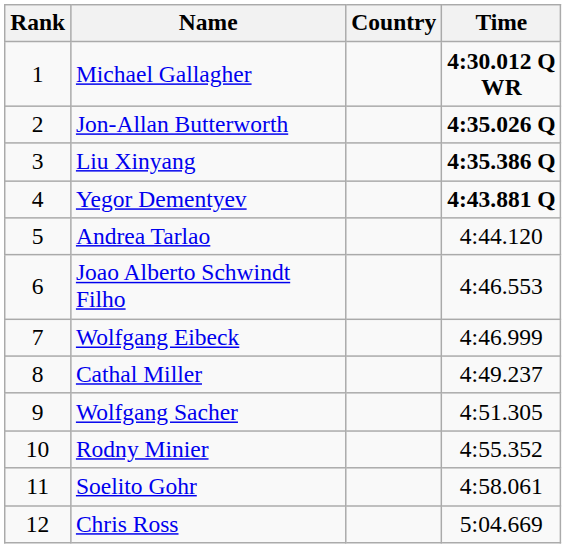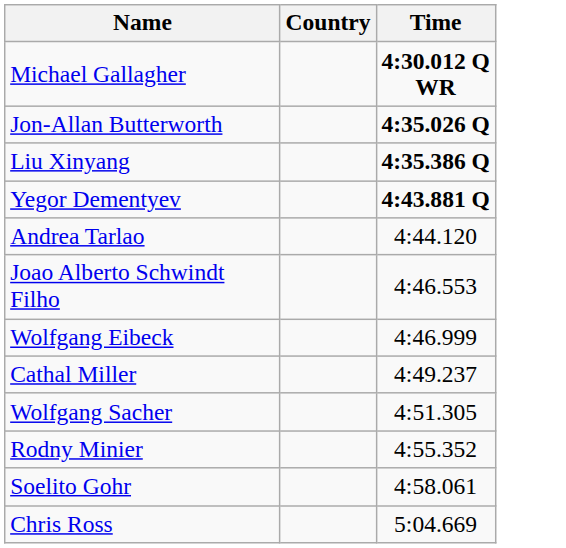- column: (38, 23)
